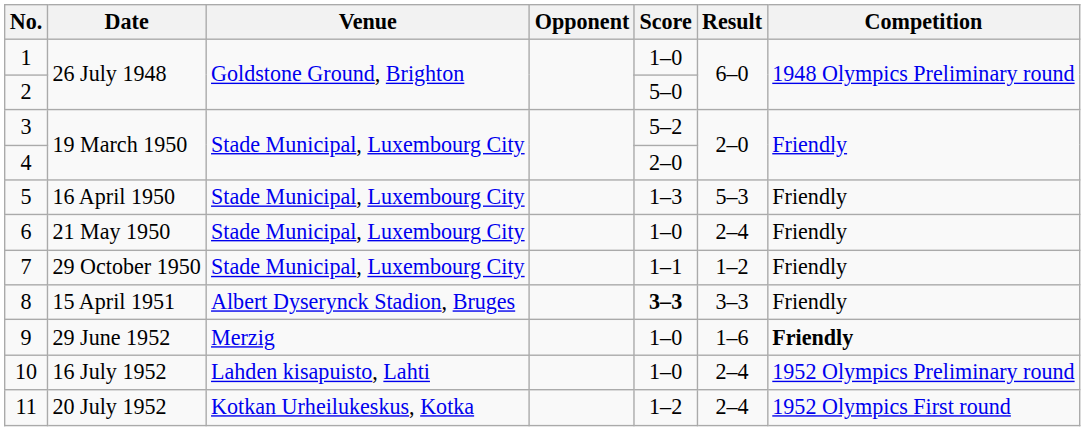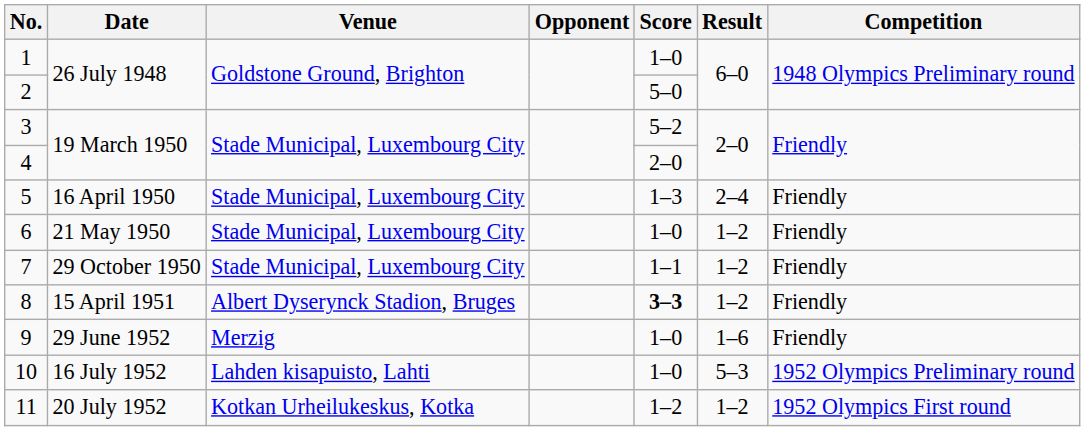(732, 197) 5–3 -> (732, 197) 2–4
(732, 232) 2–4 -> (732, 232) 1–2
(732, 302) 3–3 -> (732, 302) 1–2
(813, 337) bold -> (810, 337) normal
(732, 372) 2–4 -> (732, 372) 5–3
(732, 407) 2–4 -> (732, 407) 1–2
